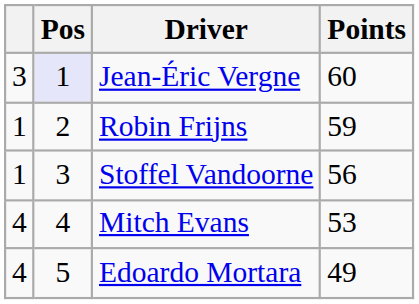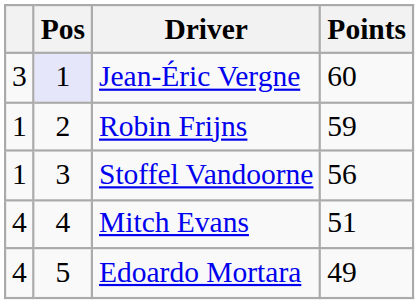(342, 223) 53 -> (342, 223) 51
